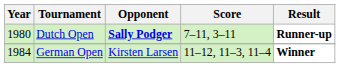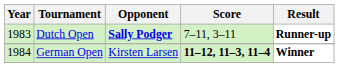(19, 34) 1980 -> (19, 34) 1983
(227, 53) normal -> (227, 53) bold
